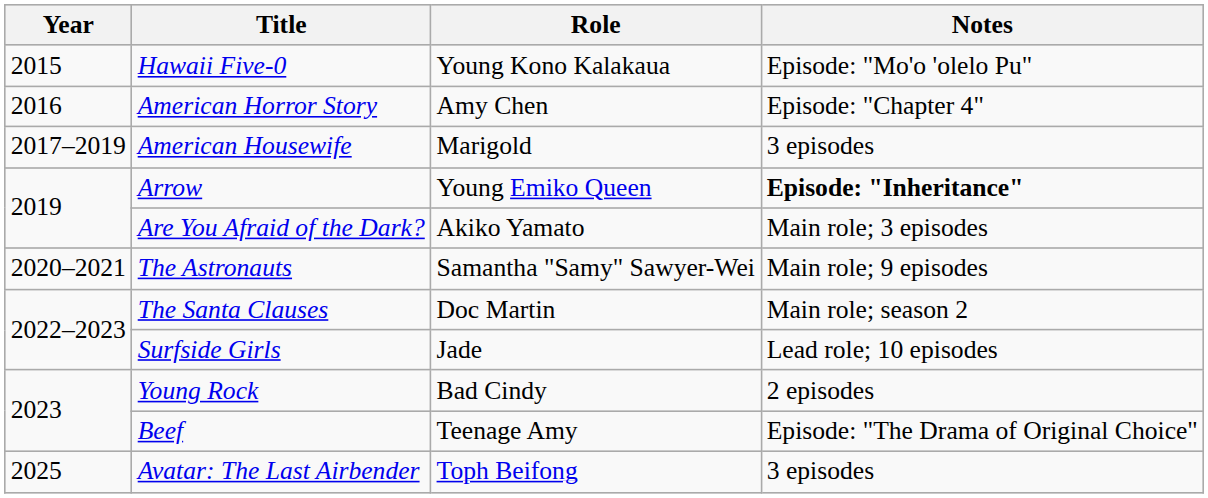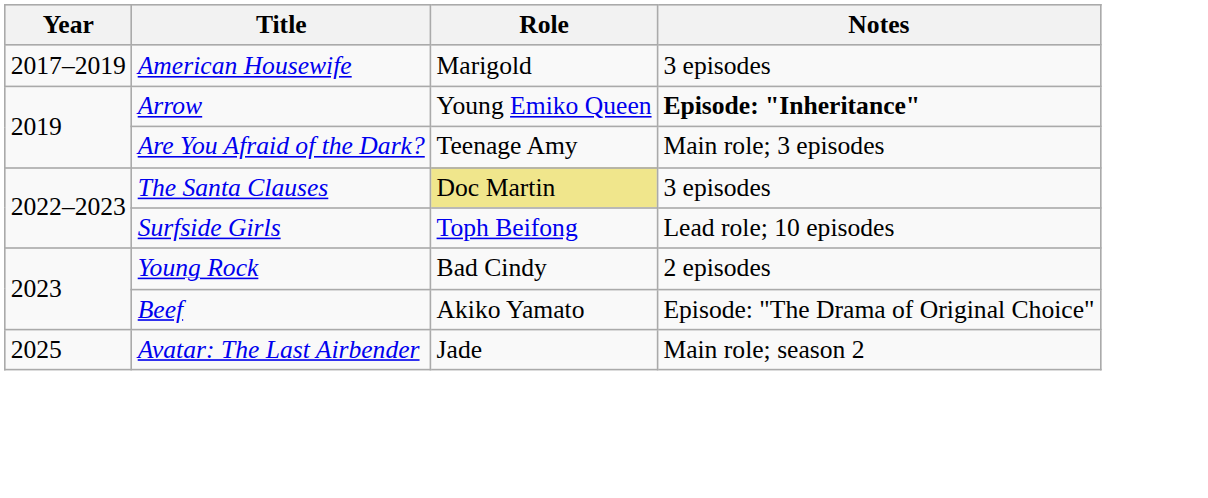- row: (212, 65)
- row: (257, 106)
(511, 227) Akiko Yamato -> (507, 146) Teenage Amy
- row: (215, 268)
(496, 308) no background -> (496, 187) khaki background
(867, 308) Main role; season 2 -> (717, 187) 3 episodes
(459, 349) Jade -> (507, 227) Toph Beifong
(507, 430) Teenage Amy -> (511, 308) Akiko Yamato
(507, 471) Toph Beifong -> (459, 349) Jade
(820, 471) 3 episodes -> (764, 349) Main role; season 2
